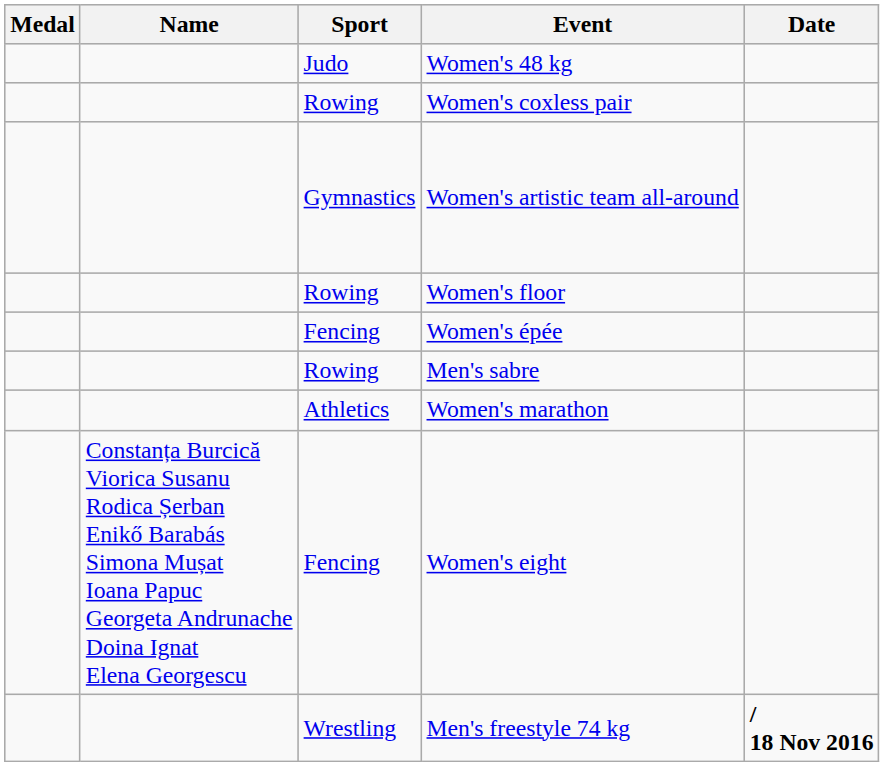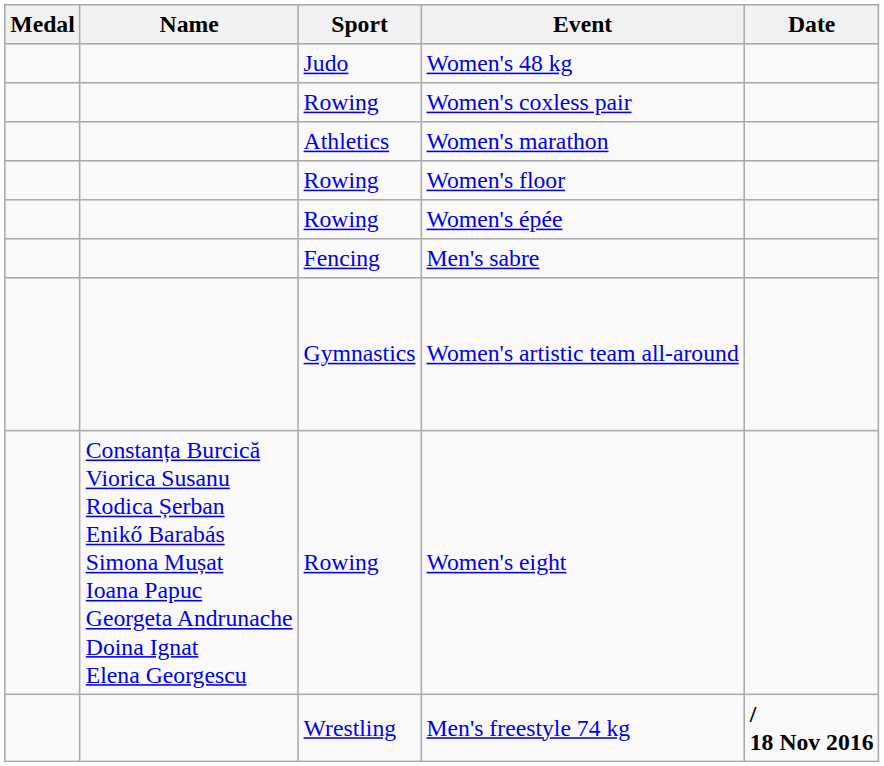rows swapped: (518, 410) <-> (583, 197)
(342, 332) Fencing -> (341, 219) Rowing
(341, 371) Rowing -> (342, 258) Fencing
(342, 561) Fencing -> (341, 561) Rowing
